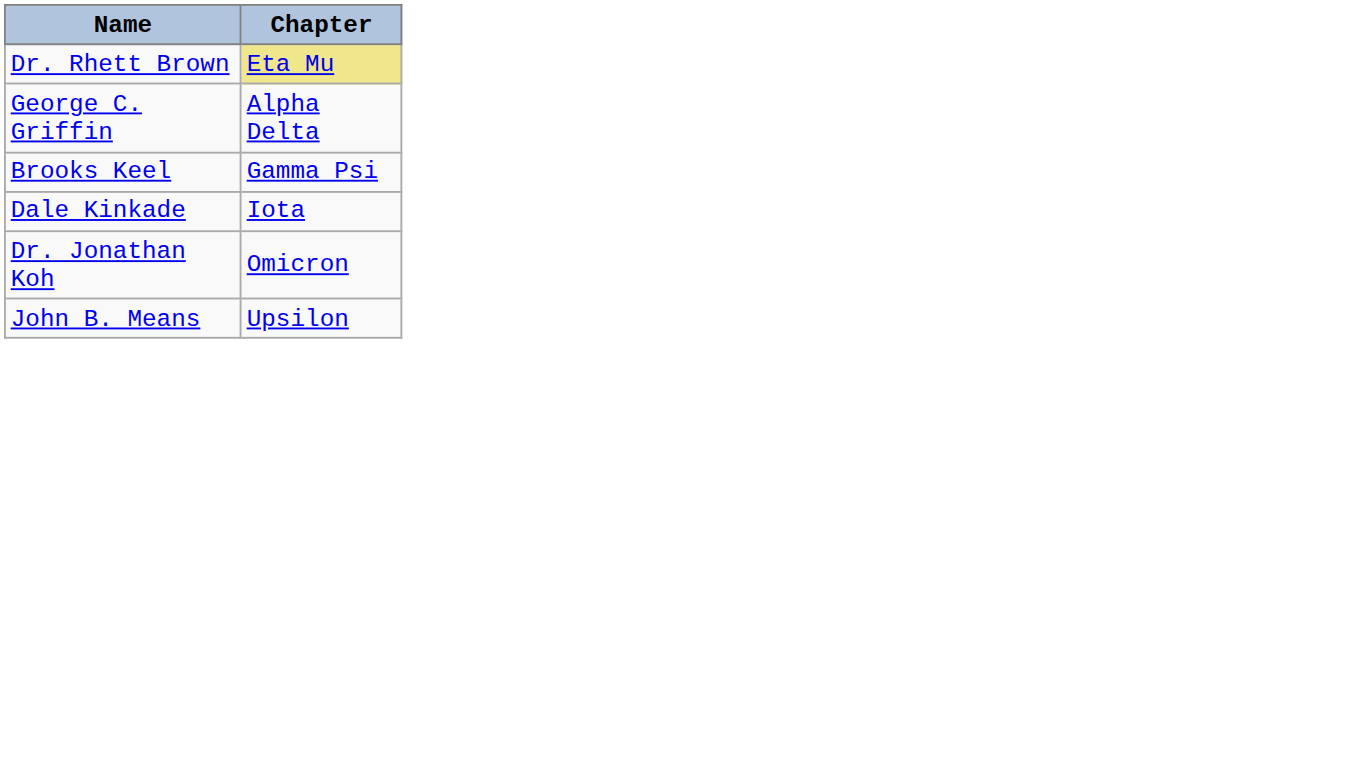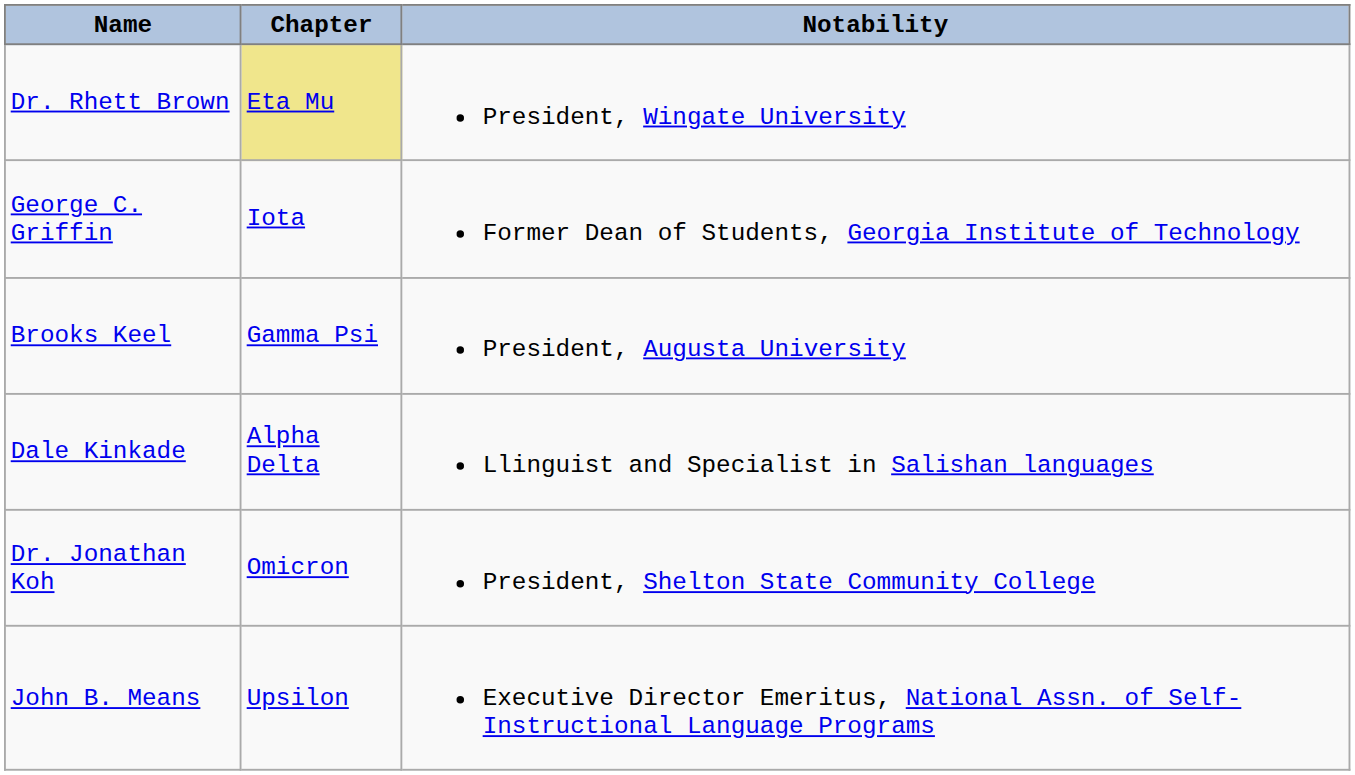+ column: (875, 25)
(283, 118) Alpha Delta -> (276, 219) Iota
(276, 211) Iota -> (283, 452) Alpha Delta
